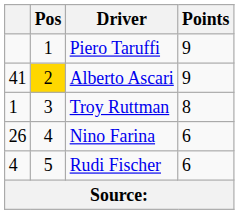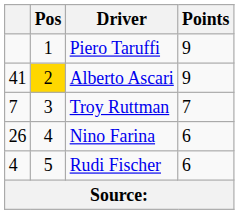(13, 107) 1 -> (13, 107) 7
(187, 107) 8 -> (187, 107) 7
